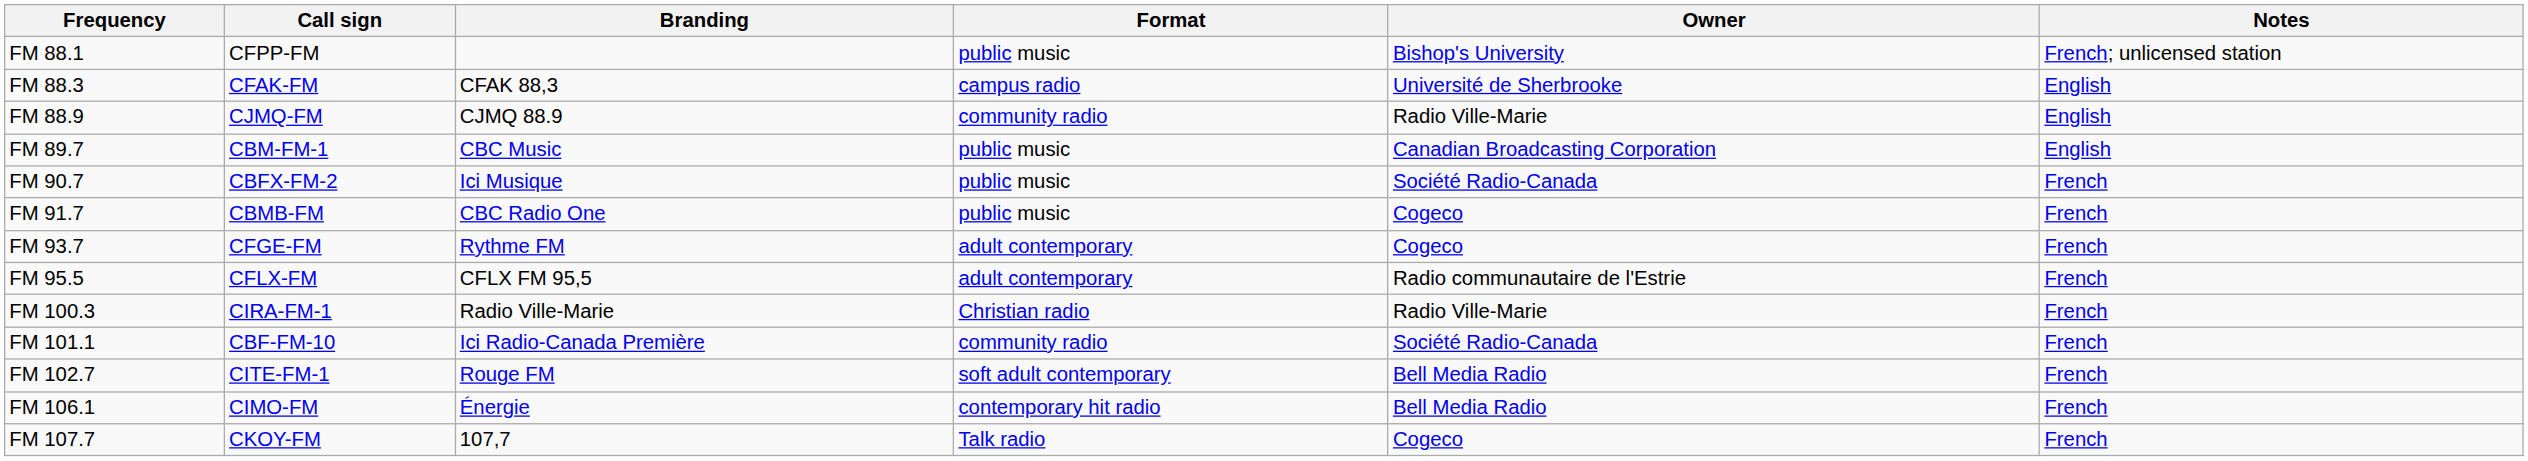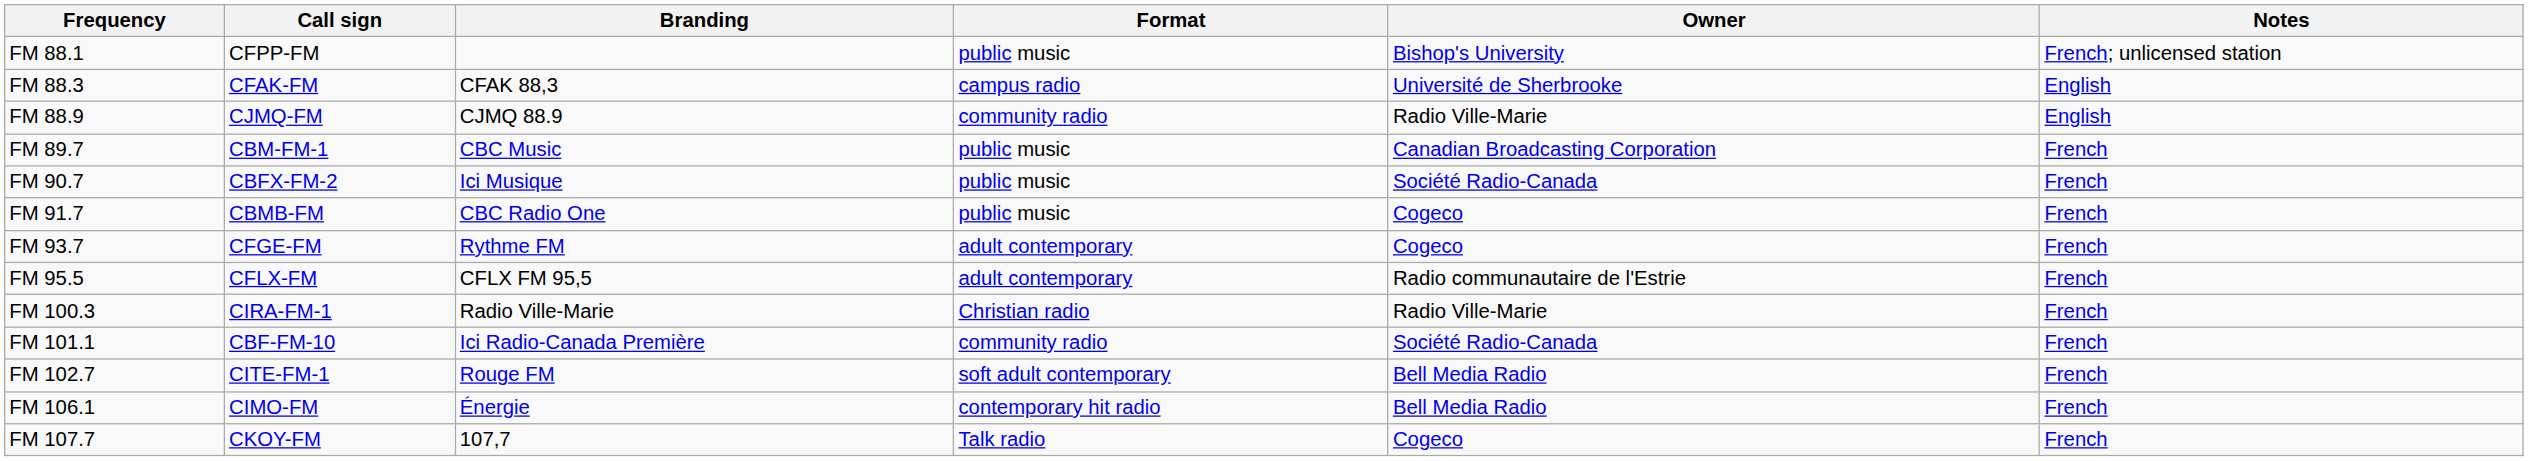(2078, 149) English -> (2076, 149) French
